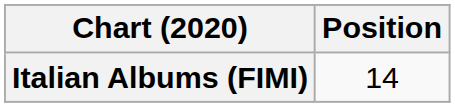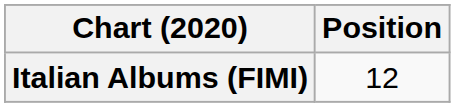(382, 76) 14 -> (382, 76) 12
